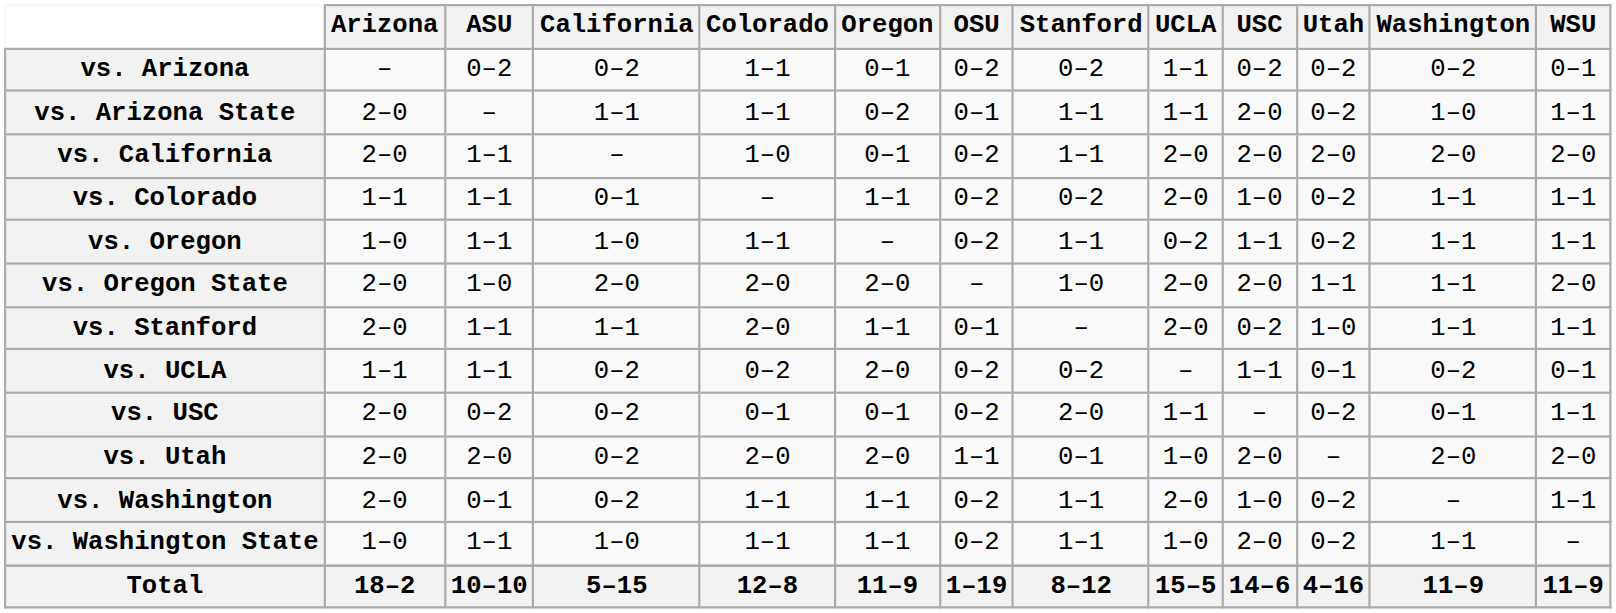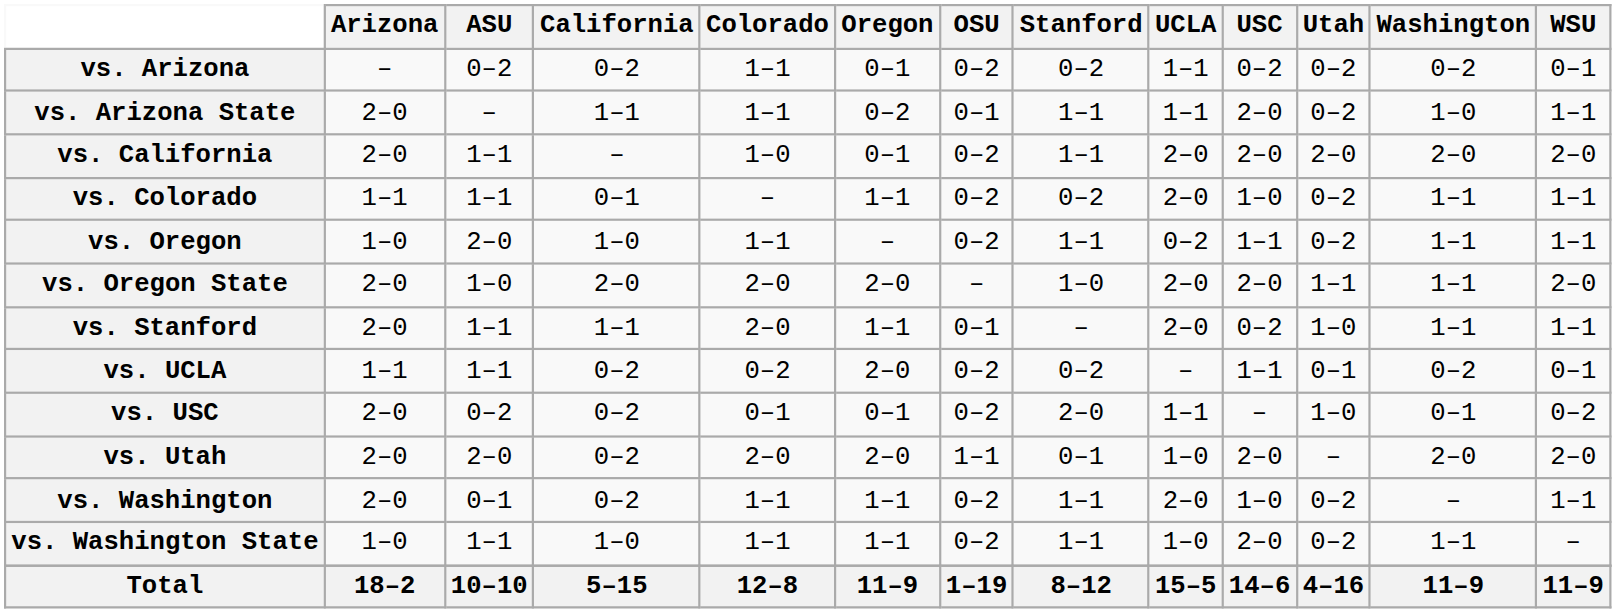(489, 242) 1–1 -> (489, 242) 2–0
(1333, 414) 0–2 -> (1333, 414) 1–0
(1573, 414) 1–1 -> (1573, 414) 0–2
